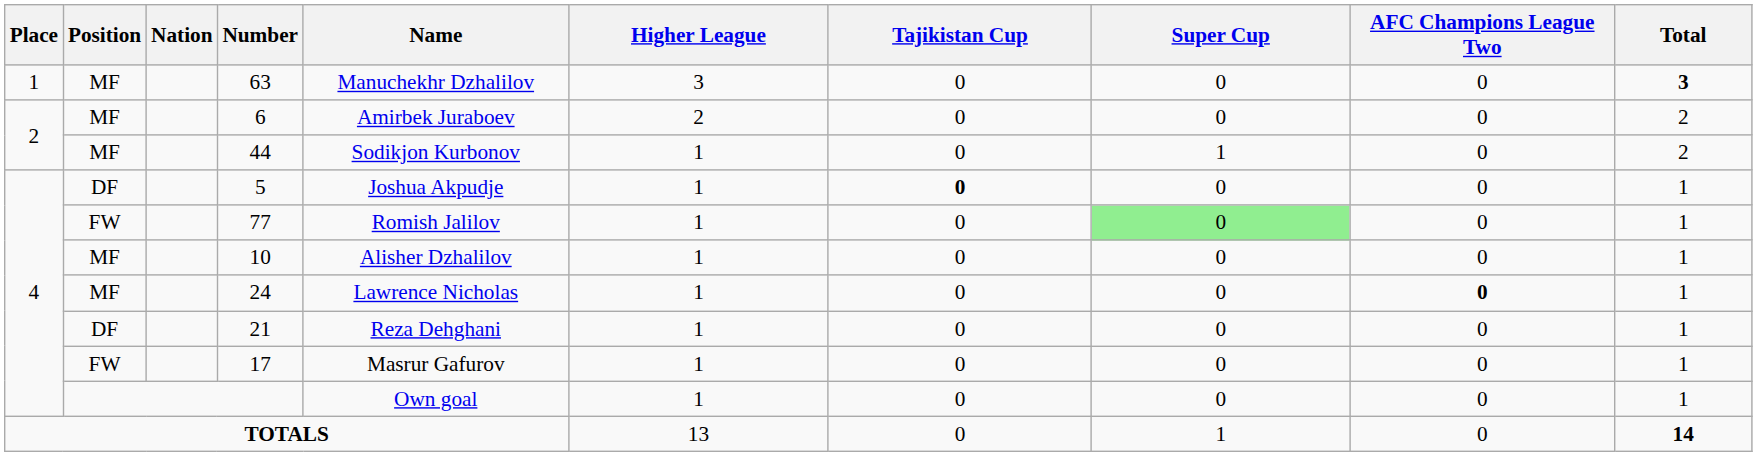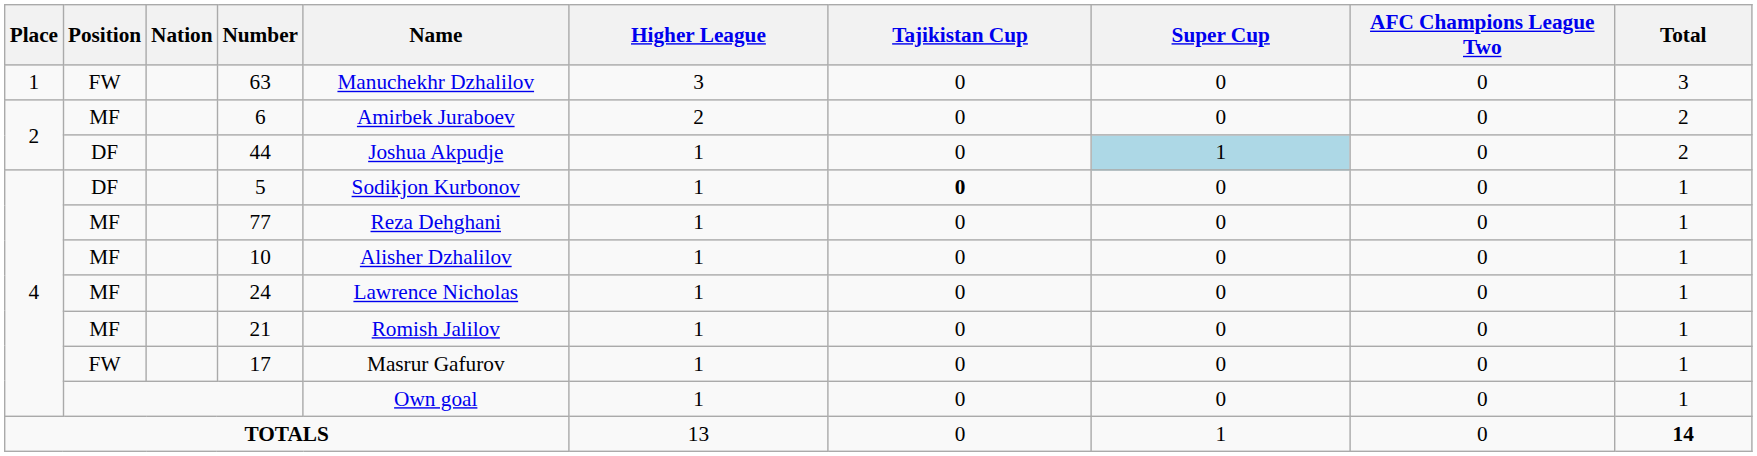(105, 82) MF -> (105, 82) FW
(1683, 82) bold -> (1683, 82) normal
(105, 152) MF -> (105, 152) DF
(436, 152) Sodikjon Kurbonov -> (436, 152) Joshua Akpudje
(1221, 152) no background -> (1221, 152) lightblue background
(436, 187) Joshua Akpudje -> (436, 187) Sodikjon Kurbonov
(105, 222) FW -> (105, 222) MF
(436, 222) Romish Jalilov -> (436, 222) Reza Dehghani
(1221, 222) lightgreen background -> (1221, 222) no background
(1482, 293) bold -> (1482, 293) normal
(105, 328) DF -> (105, 328) MF
(436, 328) Reza Dehghani -> (436, 328) Romish Jalilov
